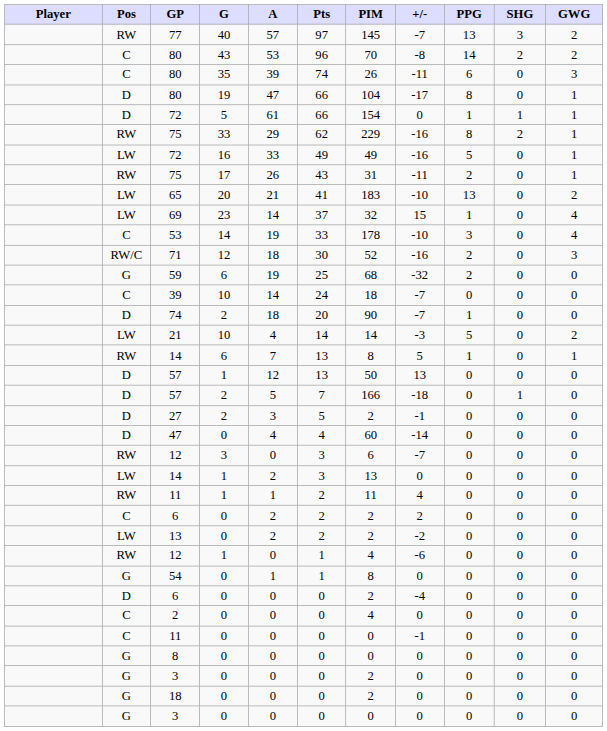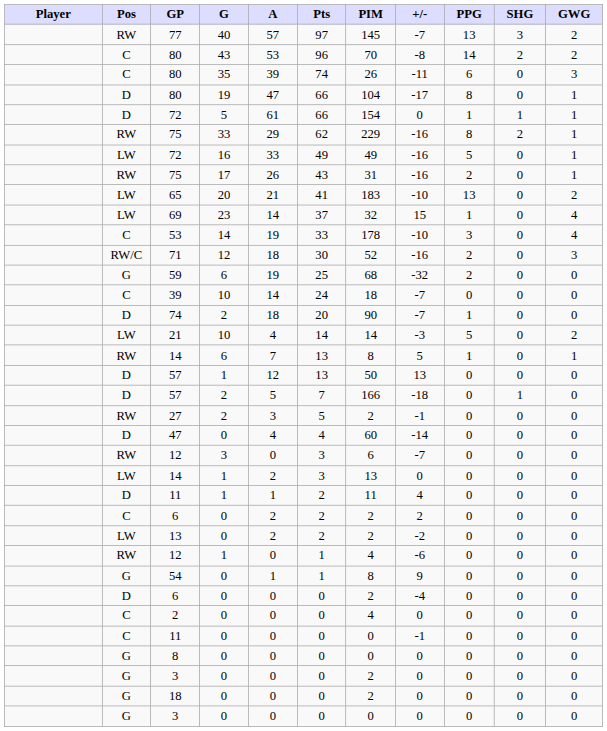(420, 174) -11 -> (420, 174) -16
(126, 415) D -> (126, 415) RW
(126, 495) RW -> (126, 495) D
(420, 575) 0 -> (420, 575) 9
